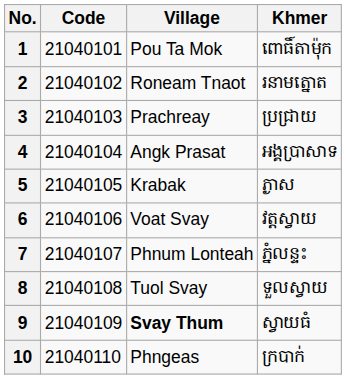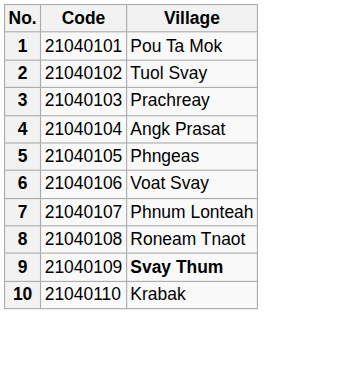- column: (300, 18)
(188, 83) Roneam Tnaot -> (169, 73) Tuol Svay
(158, 186) Krabak -> (165, 156) Phngeas
(169, 288) Tuol Svay -> (188, 239) Roneam Tnaot
(165, 357) Phngeas -> (158, 294) Krabak
